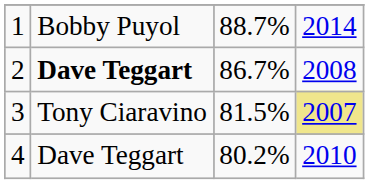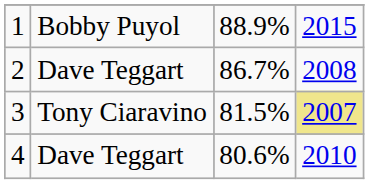(254, 26) 88.7% -> (254, 26) 88.9%
(329, 26) 2014 -> (329, 26) 2015
(115, 69) bold -> (110, 69) normal
(254, 155) 80.2% -> (254, 155) 80.6%
